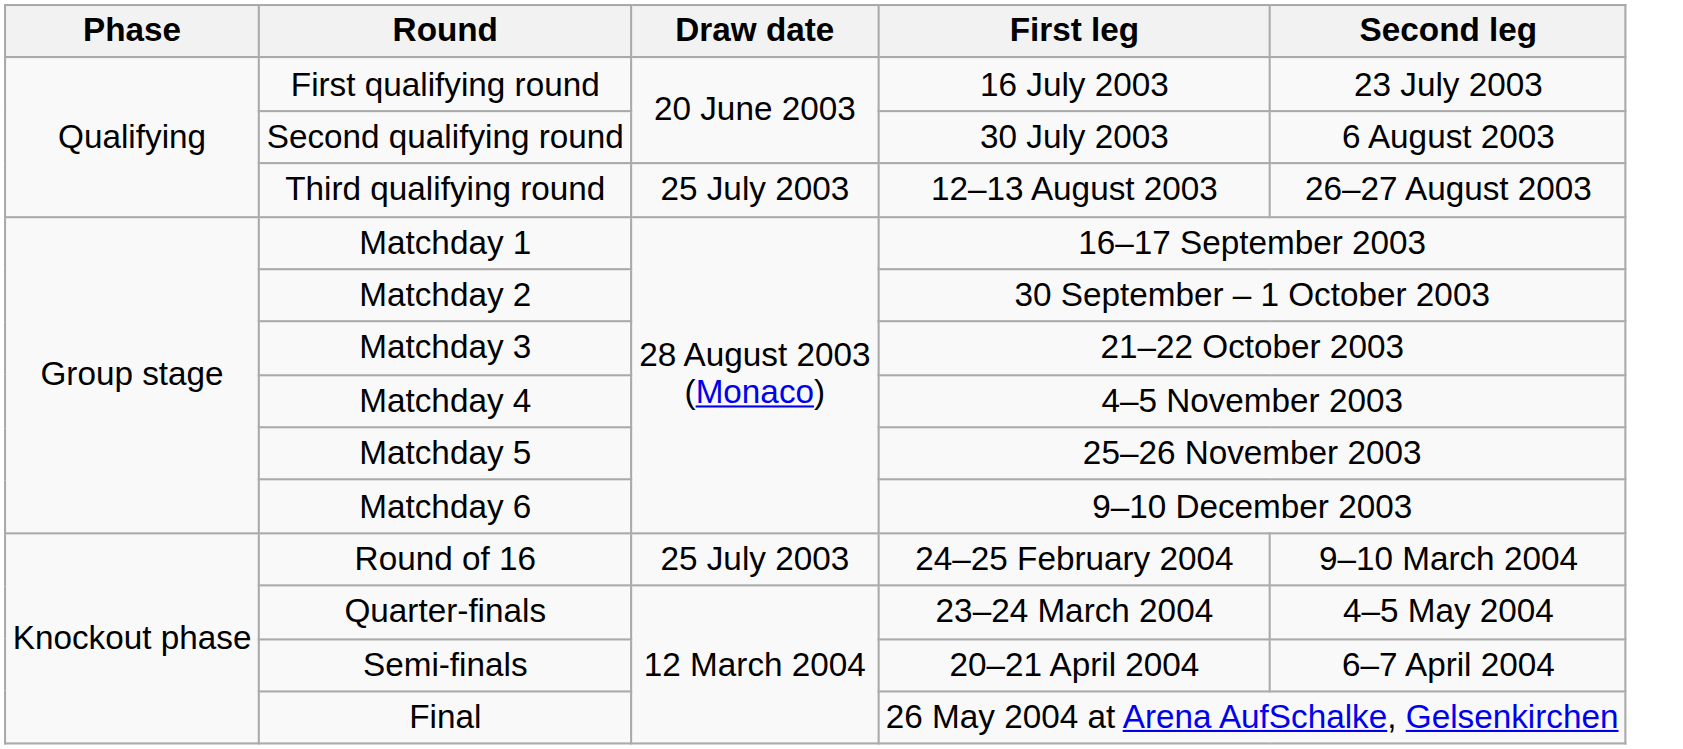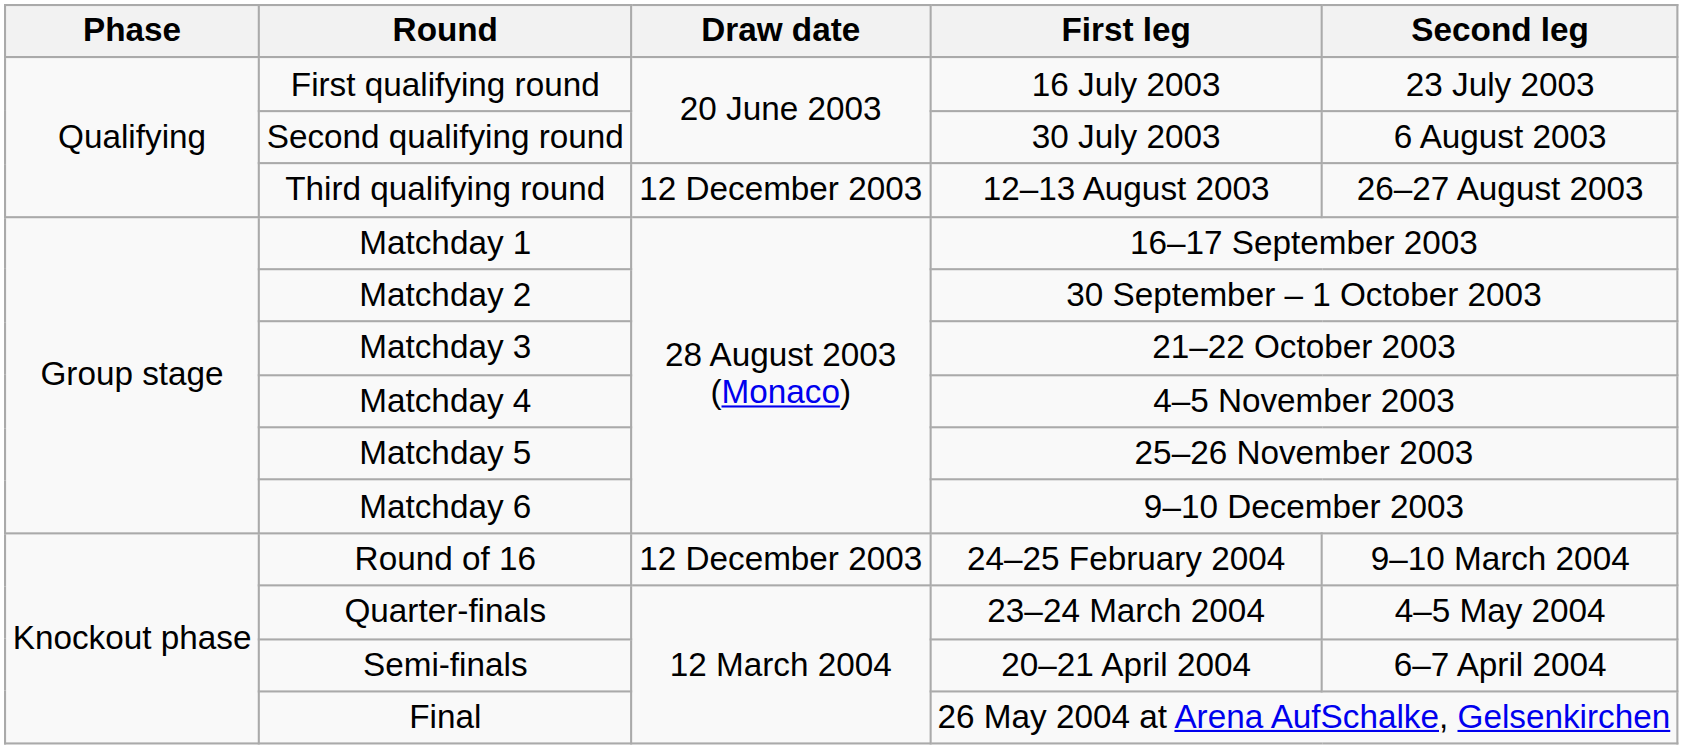(755, 189) 25 July 2003 -> (781, 189) 12 December 2003
(755, 558) 25 July 2003 -> (781, 558) 12 December 2003
